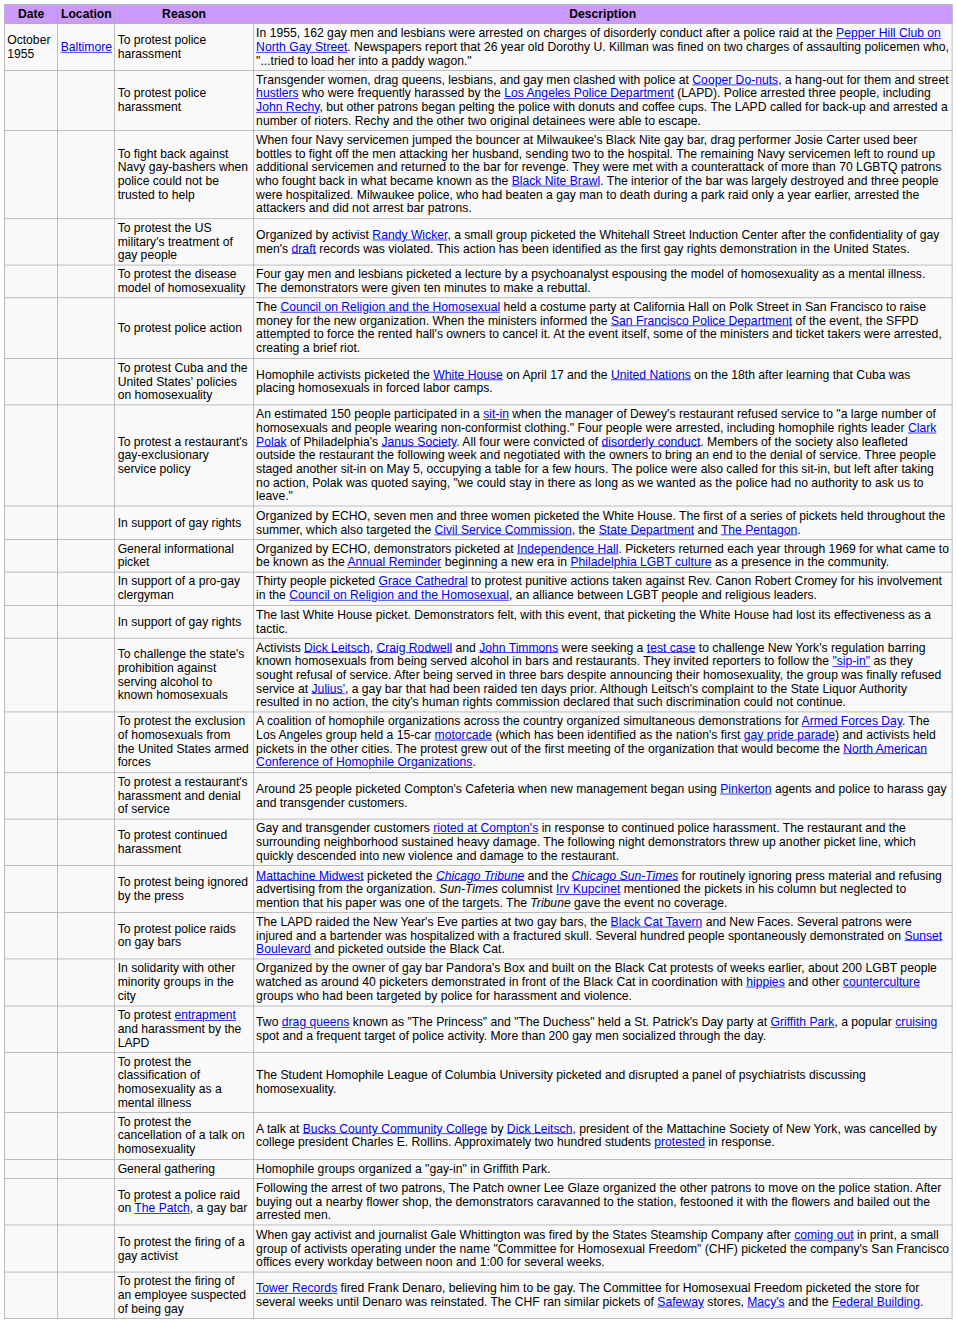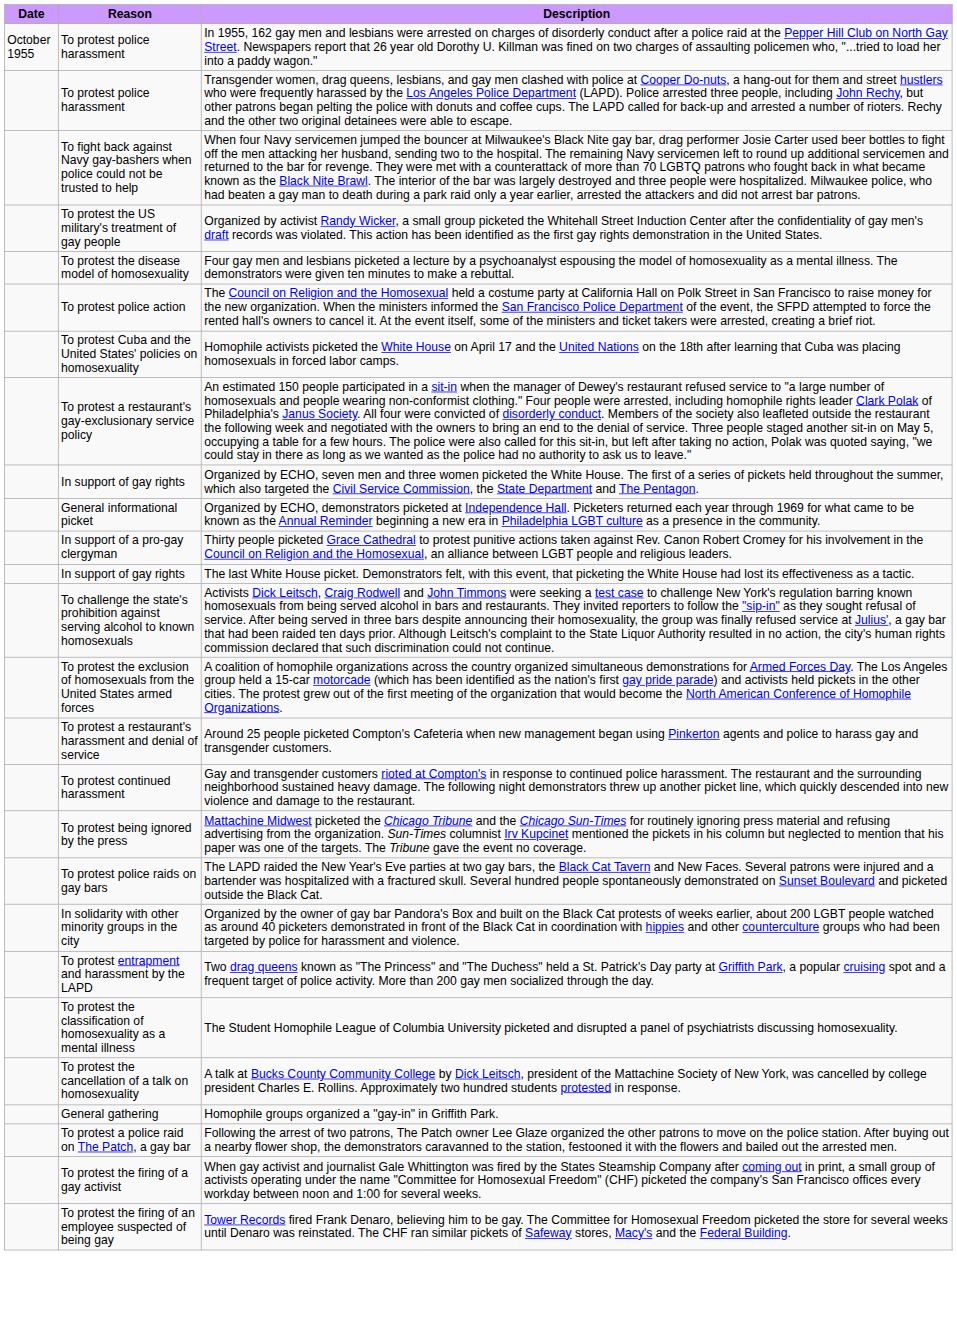- column: (86, 14)
